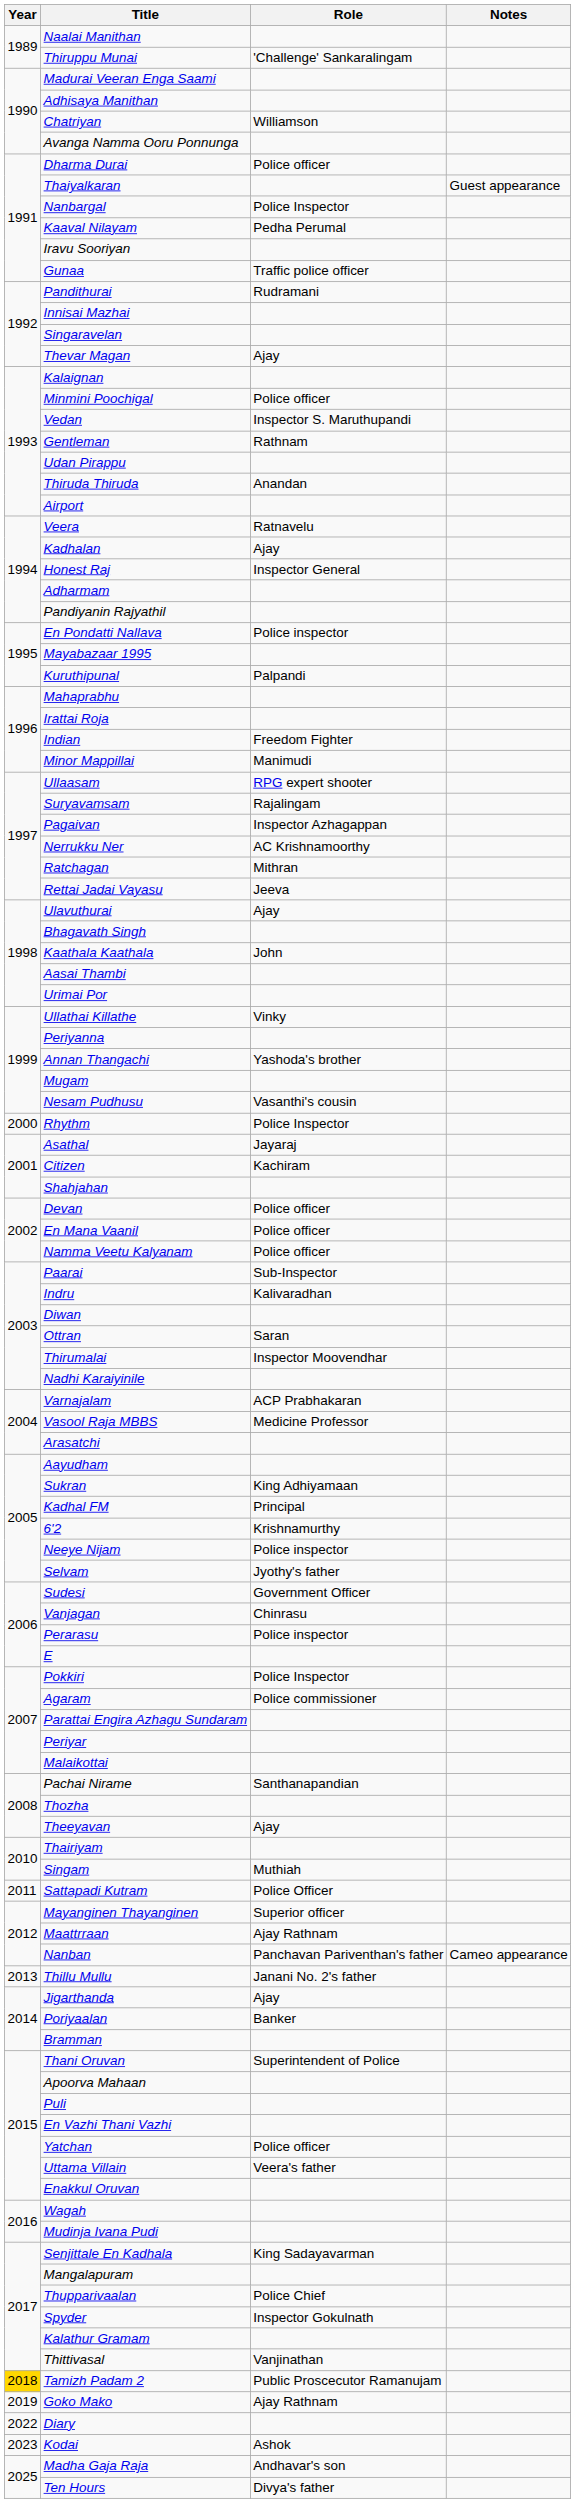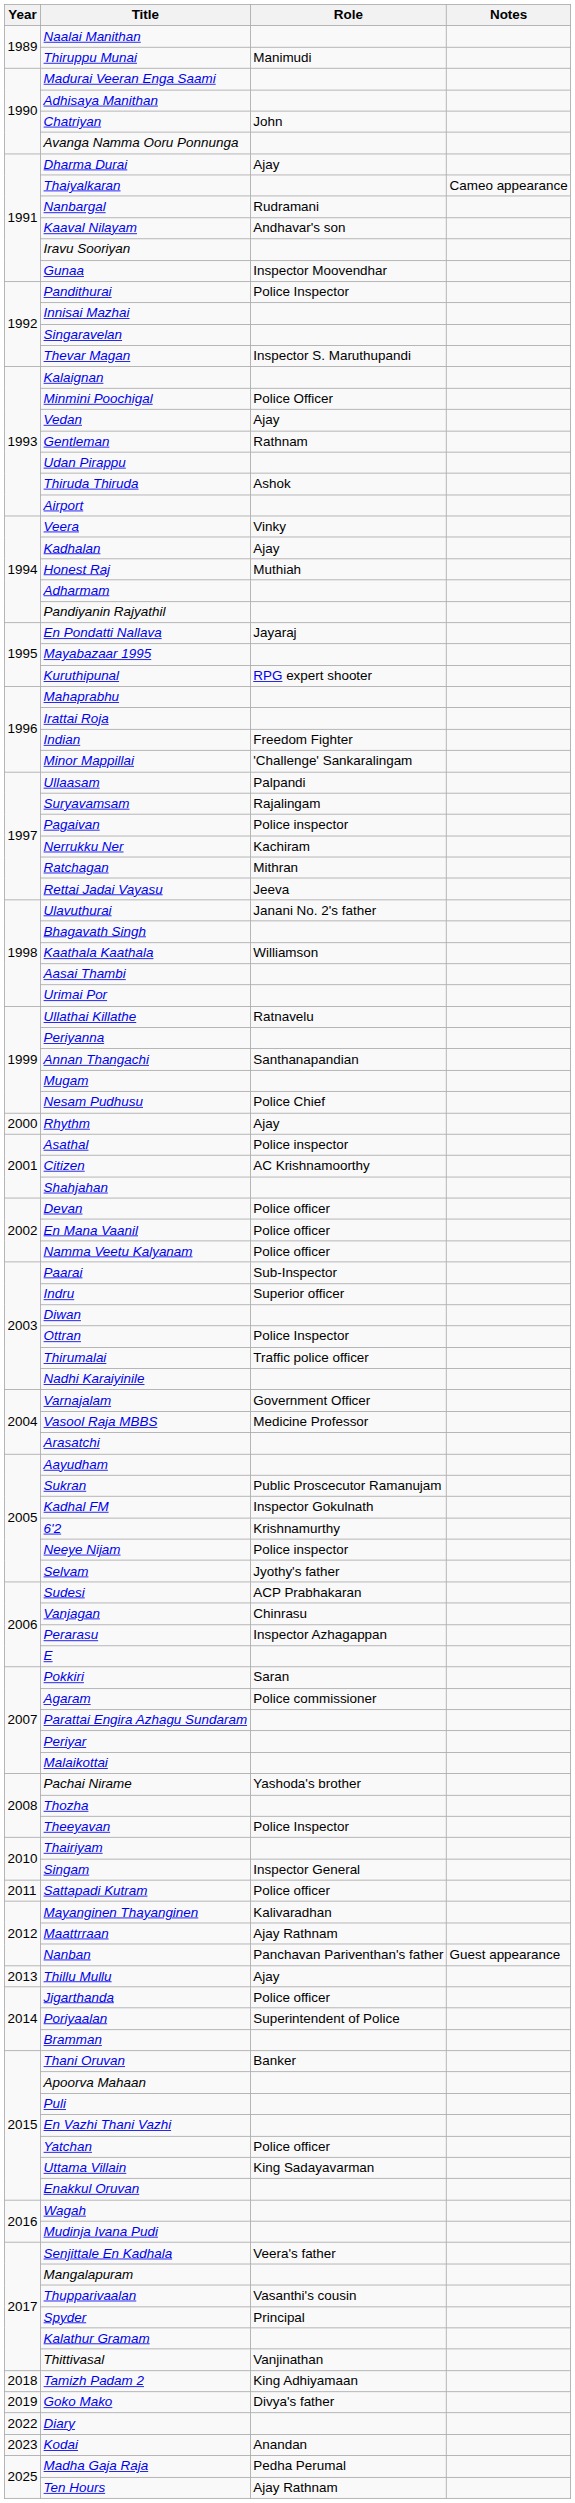(333, 57) 'Challenge' Sankaralingam -> (282, 57) Manimudi
(286, 121) Williamson -> (268, 121) John
(292, 164) Police officer -> (266, 164) Ajay
(505, 185) Guest appearance -> (509, 185) Cameo appearance
(301, 206) Police Inspector -> (286, 206) Rudramani
(300, 228) Pedha Perumal -> (299, 228) Andhavar's son
(311, 270) Traffic police officer -> (320, 270) Inspector Moovendhar
(286, 292) Rudramani -> (301, 292) Police Inspector
(266, 356) Ajay -> (332, 356) Inspector S. Maruthupandi
(292, 398) Police officer -> (293, 398) Police Officer
(332, 420) Inspector S. Maruthupandi -> (266, 420) Ajay
(280, 484) Anandan -> (272, 484) Ashok
(284, 526) Ratnavelu -> (270, 526) Vinky
(307, 569) Inspector General -> (277, 569) Muthiah
(301, 633) Police inspector -> (275, 633) Jayaraj
(279, 675) Palpandi -> (313, 675) RPG expert shooter
(282, 761) Manimudi -> (333, 761) 'Challenge' Sankaralingam
(313, 782) RPG expert shooter -> (279, 782) Palpandi
(320, 825) Inspector Azhagappan -> (301, 825) Police inspector
(312, 846) AC Krishnamoorthy -> (282, 846) Kachiram
(266, 910) Ajay -> (315, 910) Janani No. 2's father
(268, 953) John -> (286, 953) Williamson
(270, 1016) Vinky -> (284, 1016) Ratnavelu
(307, 1059) Yashoda's brother -> (306, 1059) Santhanapandian
(305, 1102) Vasanthi's cousin -> (289, 1102) Police Chief
(301, 1123) Police Inspector -> (266, 1123) Ajay
(275, 1144) Jayaraj -> (301, 1144) Police inspector
(282, 1166) Kachiram -> (312, 1166) AC Krishnamoorthy
(293, 1294) Kalivaradhan -> (299, 1294) Superior officer
(271, 1336) Saran -> (301, 1336) Police Inspector
(320, 1358) Inspector Moovendhar -> (311, 1358) Traffic police officer
(307, 1400) ACP Prabhakaran -> (312, 1400) Government Officer
(306, 1485) King Adhiyamaan -> (347, 1485) Public Proscecutor Ramanujam
(279, 1507) Principal -> (313, 1507) Inspector Gokulnath
(312, 1592) Government Officer -> (307, 1592) ACP Prabhakaran
(301, 1635) Police inspector -> (320, 1635) Inspector Azhagappan
(301, 1677) Police Inspector -> (271, 1677) Saran
(306, 1784) Santhanapandian -> (307, 1784) Yashoda's brother
(266, 1826) Ajay -> (301, 1826) Police Inspector
(277, 1869) Muthiah -> (307, 1869) Inspector General
(293, 1890) Police Officer -> (292, 1890) Police officer
(299, 1912) Superior officer -> (293, 1912) Kalivaradhan
(509, 1954) Cameo appearance -> (505, 1954) Guest appearance
(315, 1976) Janani No. 2's father -> (266, 1976) Ajay
(266, 1997) Ajay -> (292, 1997) Police officer
(275, 2018) Banker -> (326, 2018) Superintendent of Police
(326, 2061) Superintendent of Police -> (275, 2061) Banker
(295, 2167) Veera's father -> (314, 2167) King Sadayavarman
(314, 2253) King Sadayavarman -> (295, 2253) Veera's father
(289, 2295) Police Chief -> (305, 2295) Vasanthi's cousin
(313, 2317) Inspector Gokulnath -> (279, 2317) Principal
(22, 2381) gold background -> (22, 2381) no background
(347, 2381) Public Proscecutor Ramanujam -> (306, 2381) King Adhiyamaan
(295, 2402) Ajay Rathnam -> (294, 2402) Divya's father
(272, 2445) Ashok -> (280, 2445) Anandan
(299, 2466) Andhavar's son -> (300, 2466) Pedha Perumal
(294, 2487) Divya's father -> (295, 2487) Ajay Rathnam
